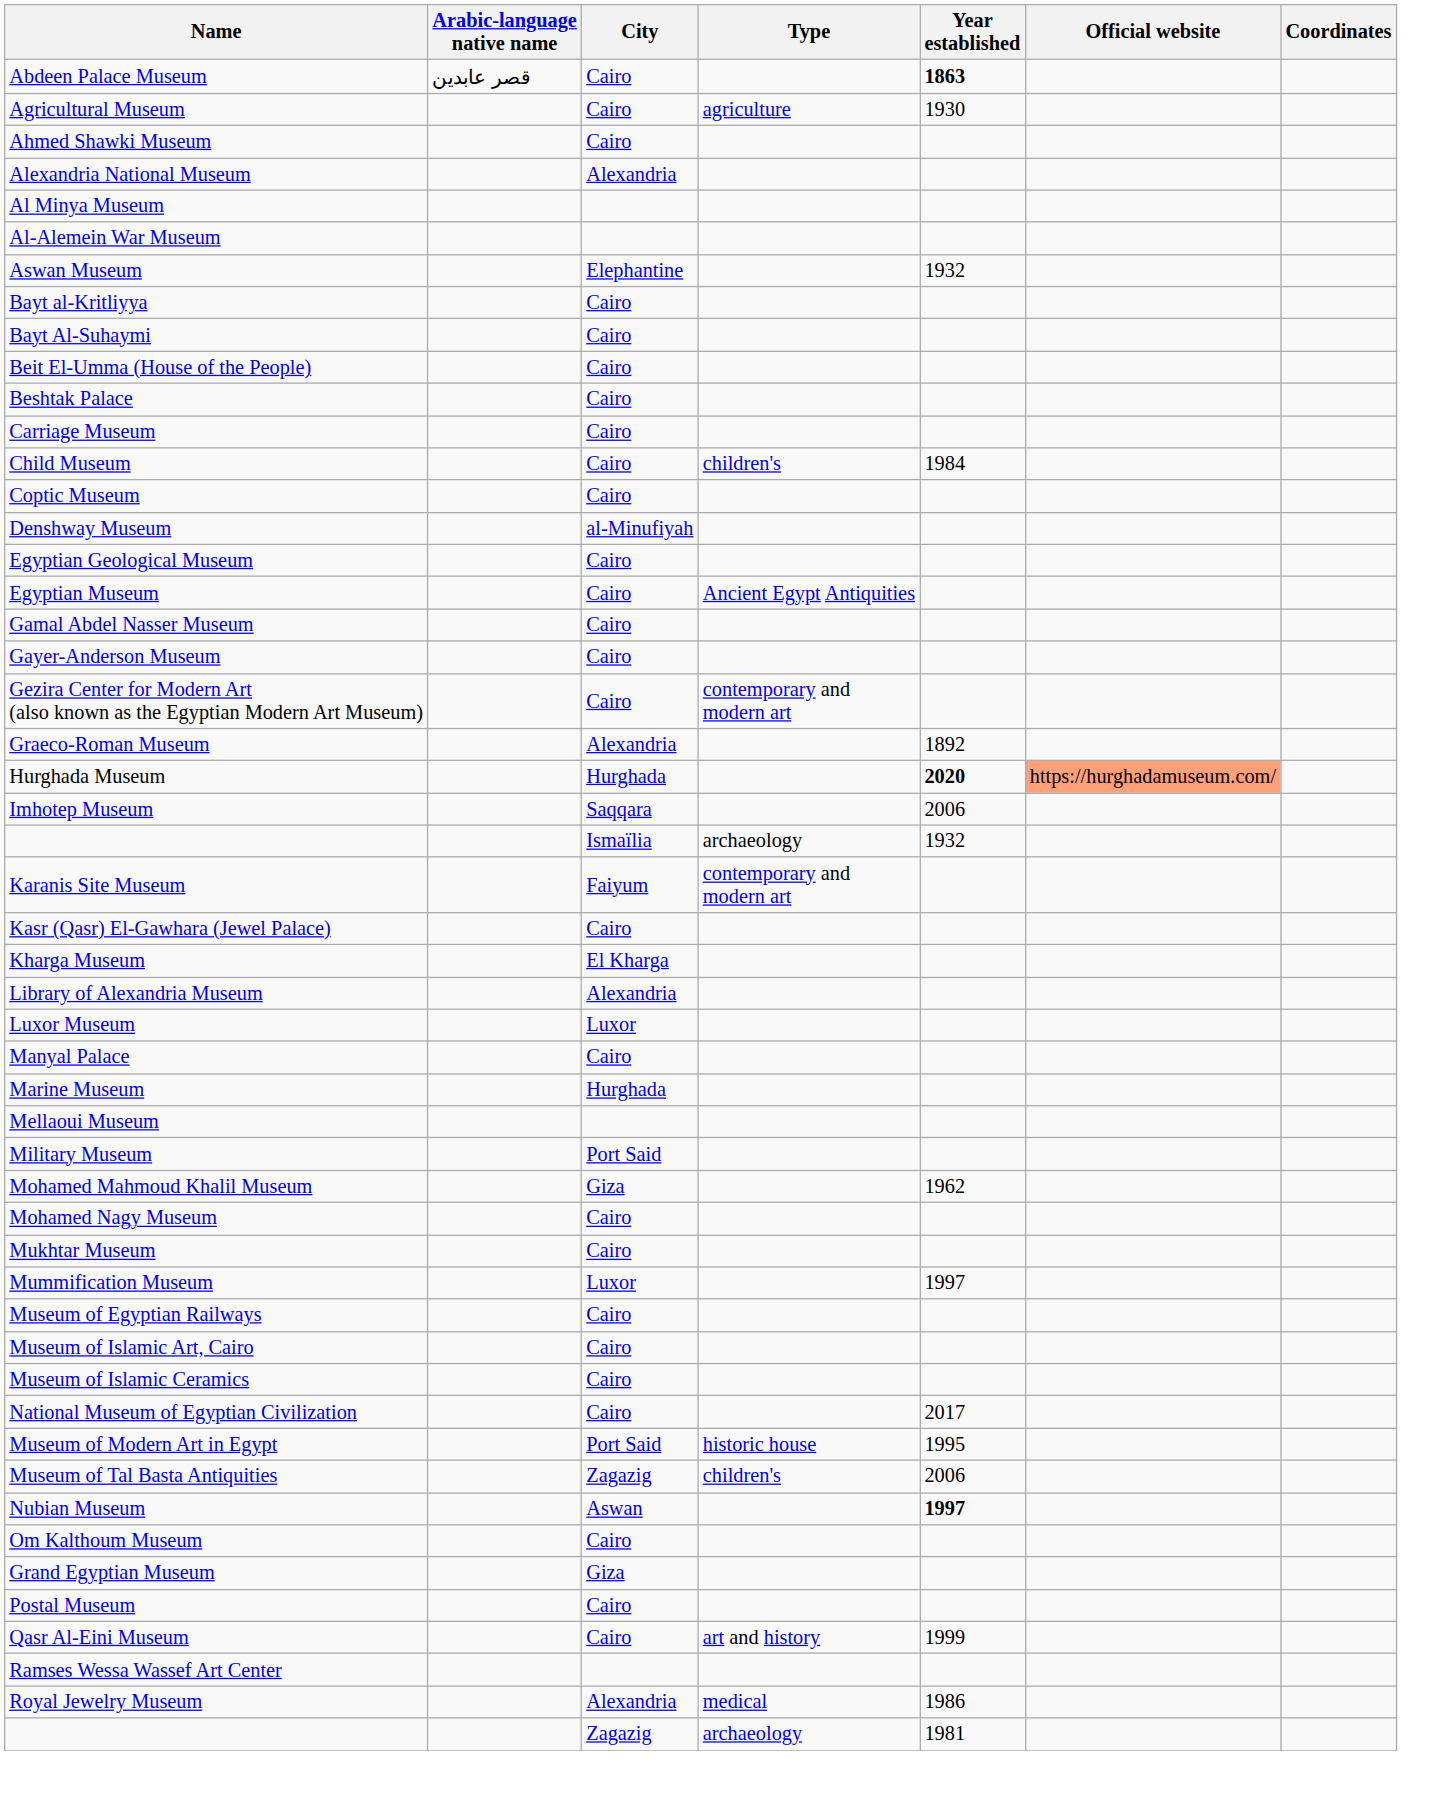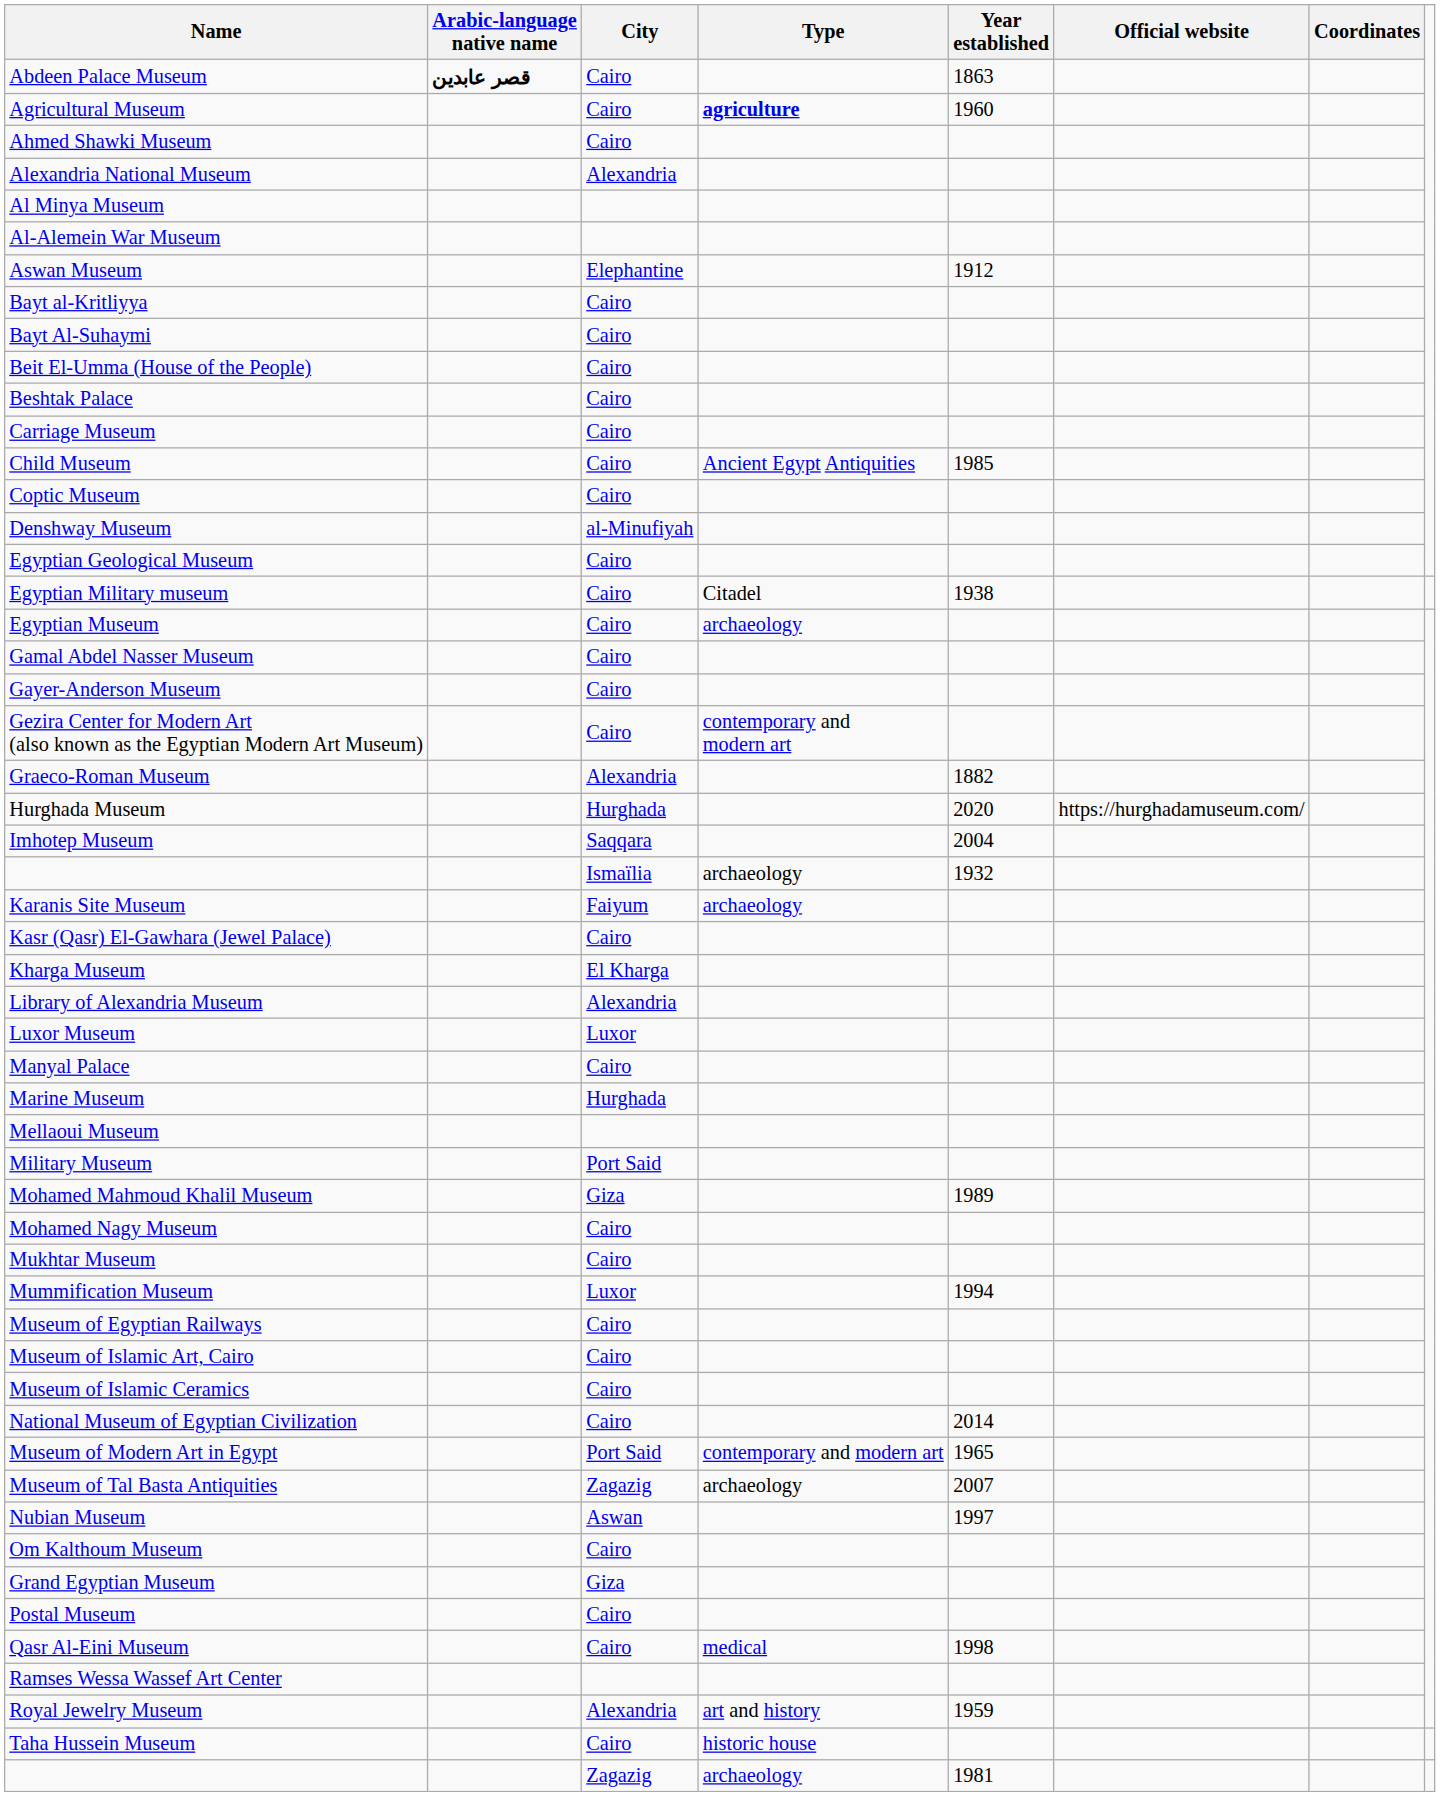(482, 76) normal -> (482, 76) bold
(945, 76) bold -> (973, 76) normal
(747, 109) normal -> (751, 109) bold
(945, 109) 1930 -> (973, 109) 1960
(945, 270) 1932 -> (973, 270) 1912
(742, 463) children's -> (809, 463) Ancient Egypt Antiquities
(945, 463) 1984 -> (973, 463) 1985
+ row: (119, 592)
(809, 592) Ancient Egypt Antiquities -> (752, 624) archaeology
(945, 744) 1892 -> (973, 776) 1882
(945, 776) bold -> (973, 808) normal
(1153, 776) lightsalmon background -> (1182, 808) no background
(945, 808) 2006 -> (973, 841) 2004
(776, 884) contemporary and modern art -> (752, 905) archaeology
(945, 1186) 1962 -> (973, 1195) 1989
(945, 1282) 1997 -> (973, 1292) 1994
(945, 1411) 2017 -> (973, 1421) 2014
(760, 1443) historic house -> (823, 1453) contemporary and modern art
(945, 1443) 1995 -> (973, 1453) 1965
(742, 1476) children's -> (752, 1485) archaeology
(945, 1476) 2006 -> (973, 1485) 2007
(945, 1508) bold -> (973, 1517) normal
(762, 1637) art and history -> (735, 1646) medical
(945, 1637) 1999 -> (973, 1646) 1998
(735, 1701) medical -> (762, 1711) art and history
(945, 1701) 1986 -> (973, 1711) 1959
+ row: (102, 1743)
